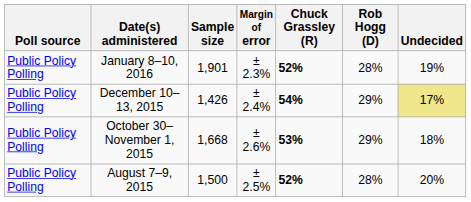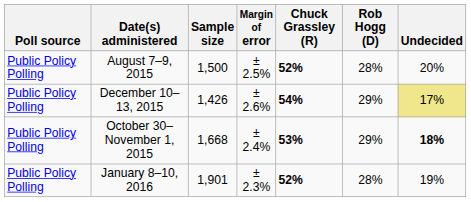rows swapped: (140, 67) <-> (140, 180)
(256, 100) ± 2.4% -> (256, 100) ± 2.6%
(256, 140) ± 2.6% -> (256, 140) ± 2.4%
(432, 140) normal -> (432, 140) bold
